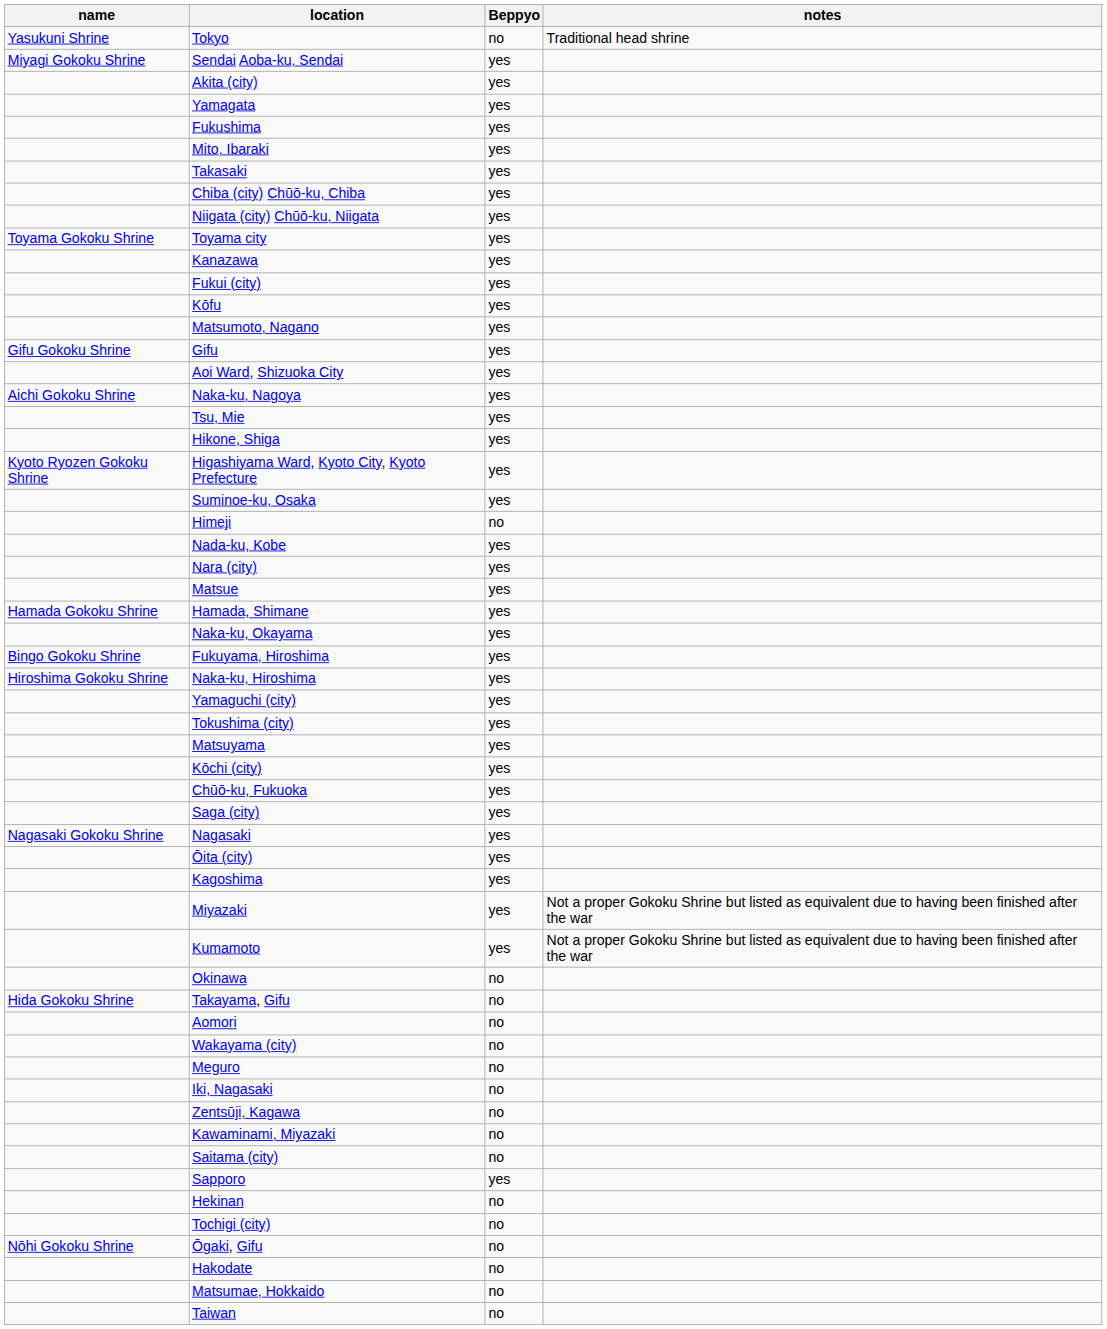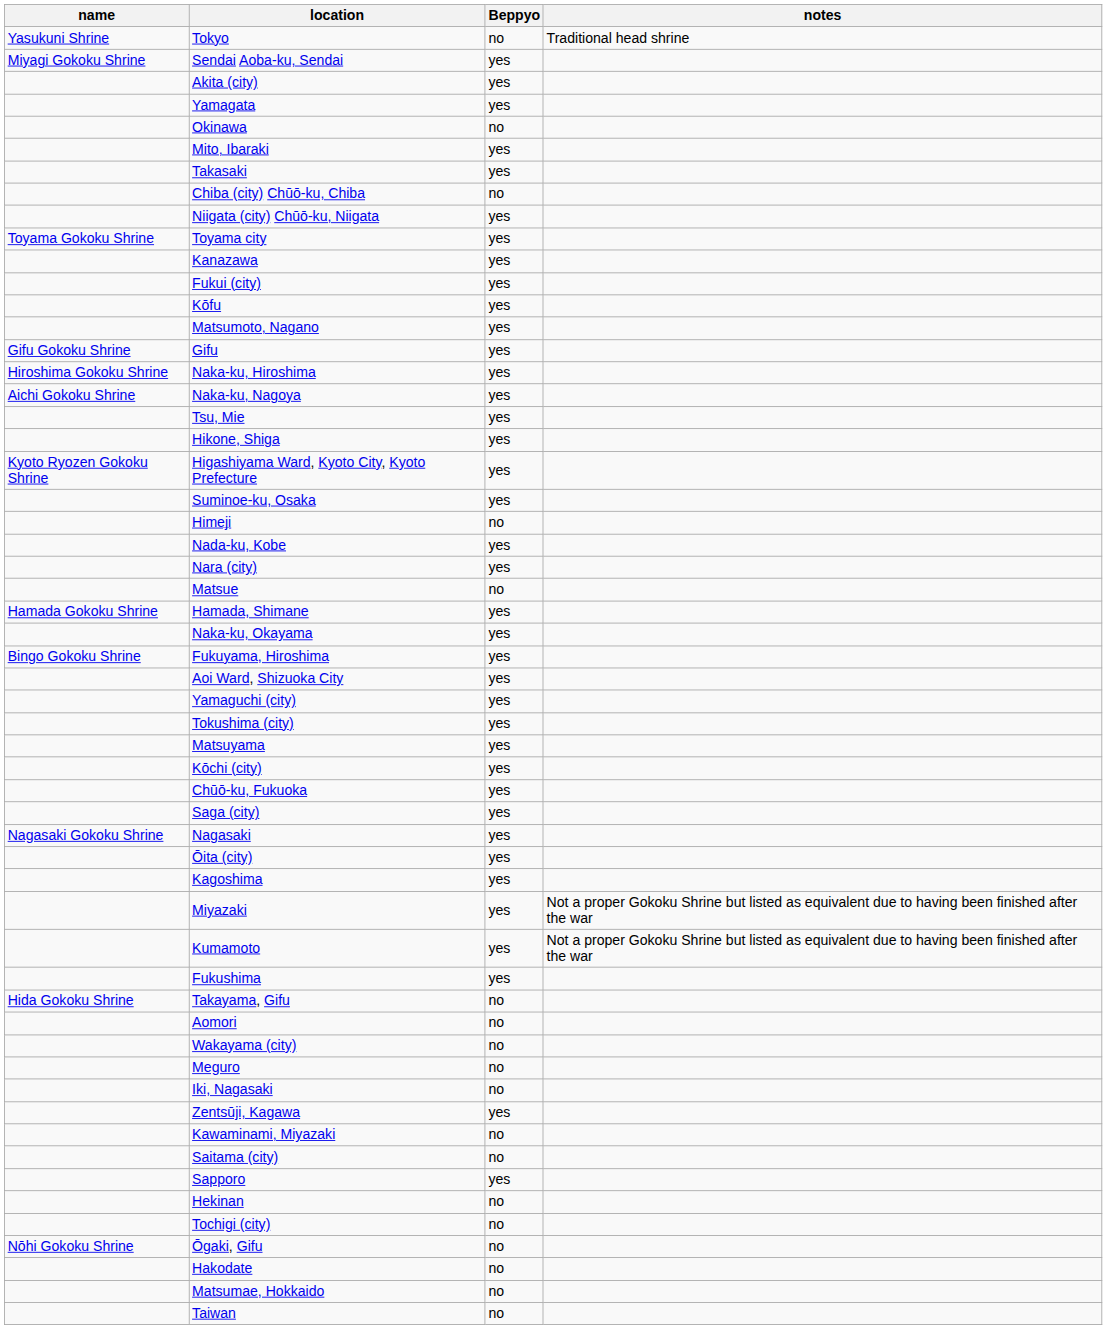rows swapped: (227, 127) <-> (219, 978)
(499, 194) yes -> (496, 194) no
rows swapped: (268, 372) <-> (254, 679)
(499, 589) yes -> (496, 589) no
(496, 1112) no -> (499, 1112) yes
